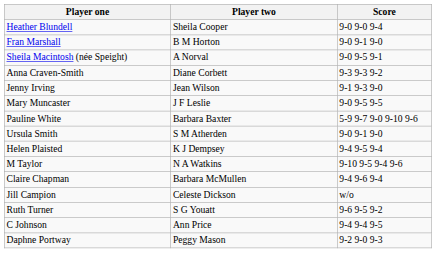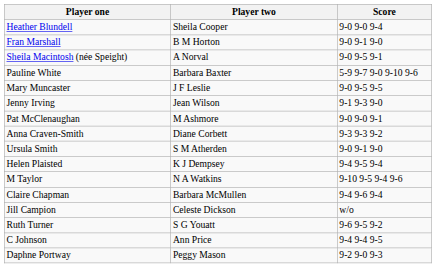rows swapped: (45, 73) <-> (34, 118)
rows swapped: (38, 103) <-> (31, 88)
+ row: (43, 118)
